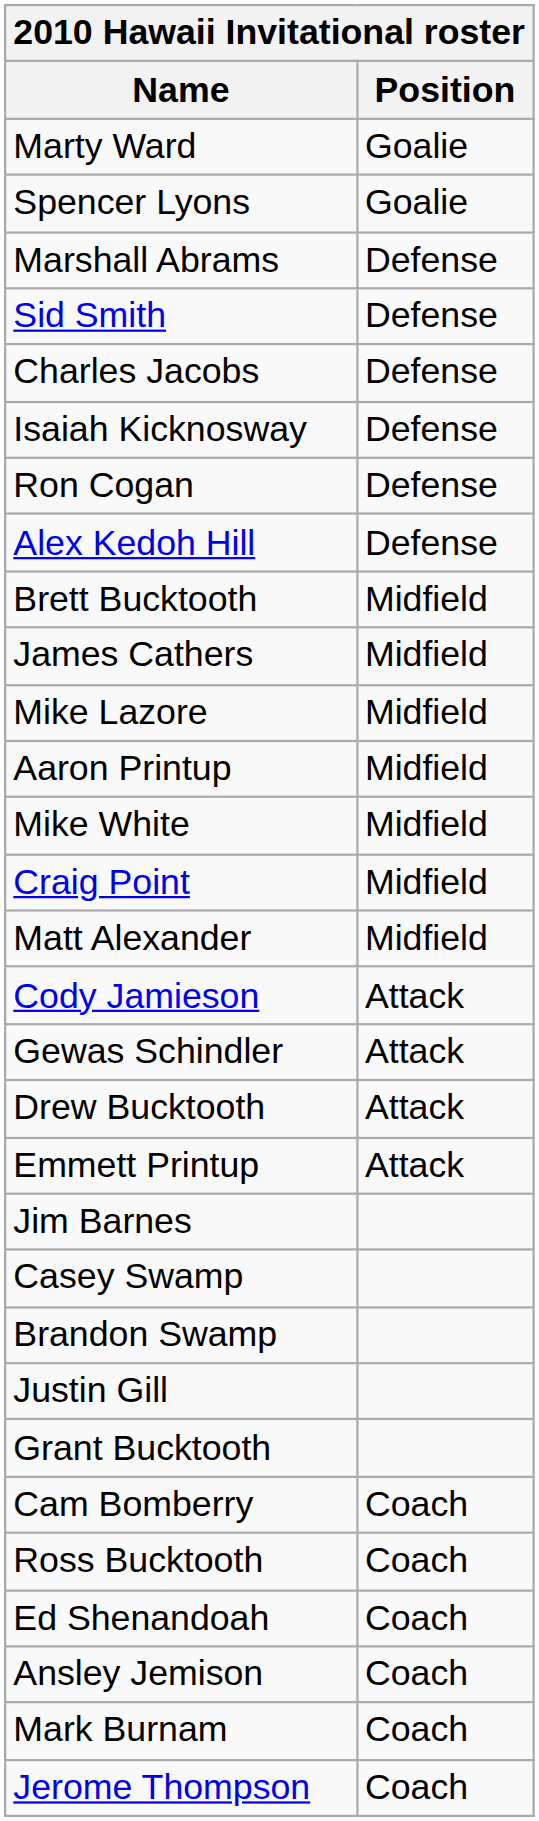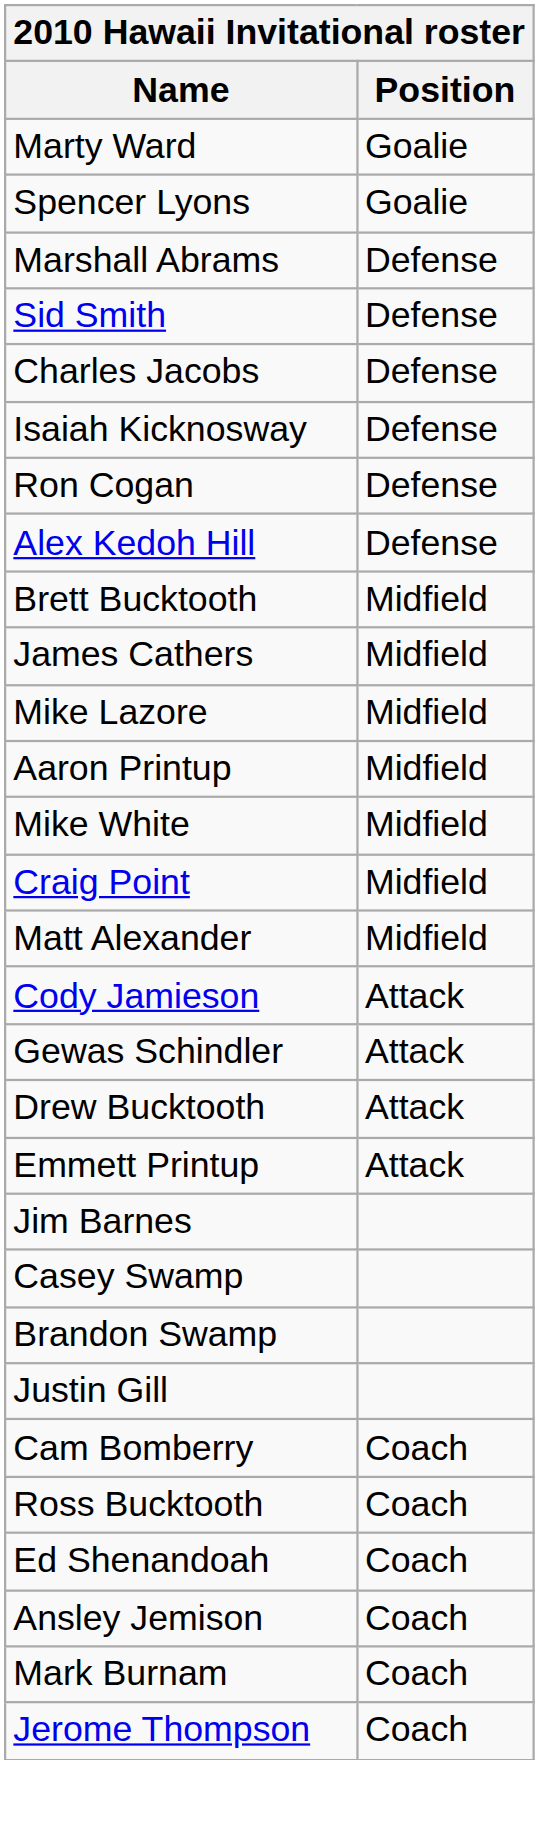- row: (142, 1447)
